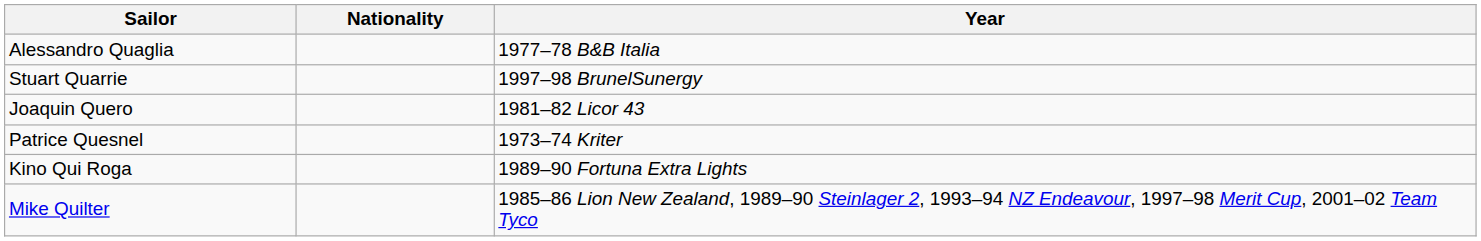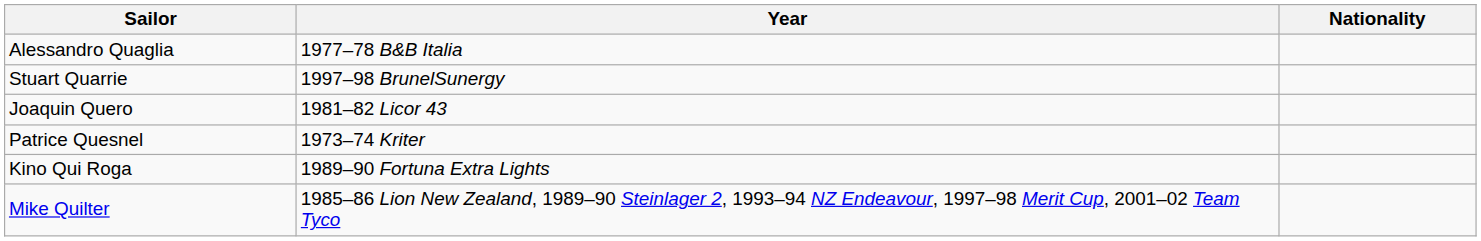columns swapped: (395, 19) <-> (985, 19)
